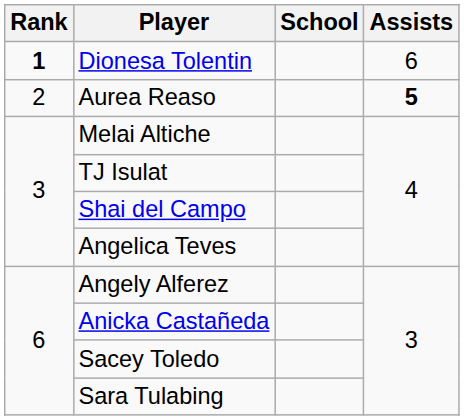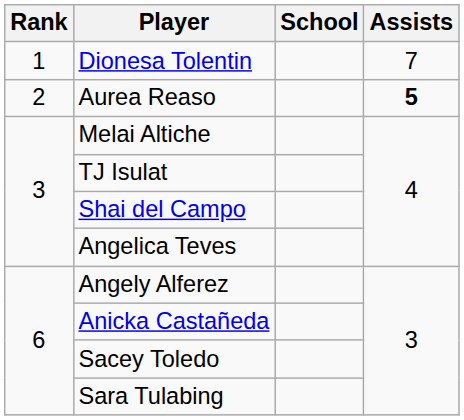(39, 60) bold -> (39, 60) normal
(411, 60) 6 -> (411, 60) 7
